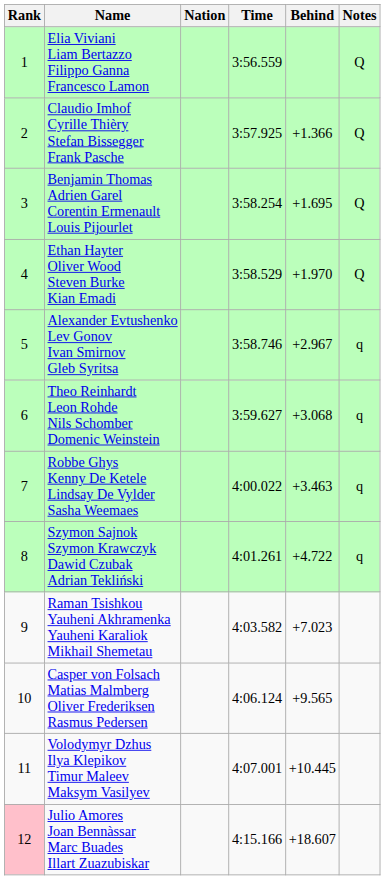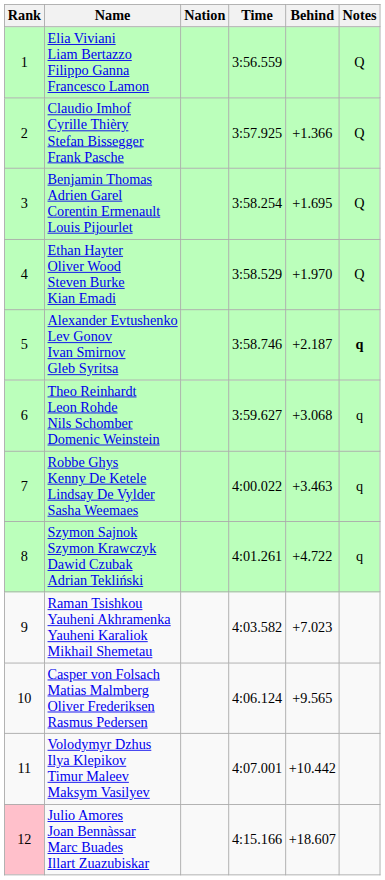(312, 344) +2.967 -> (312, 344) +2.187
(359, 344) normal -> (359, 344) bold
(312, 768) +10.445 -> (312, 768) +10.442
